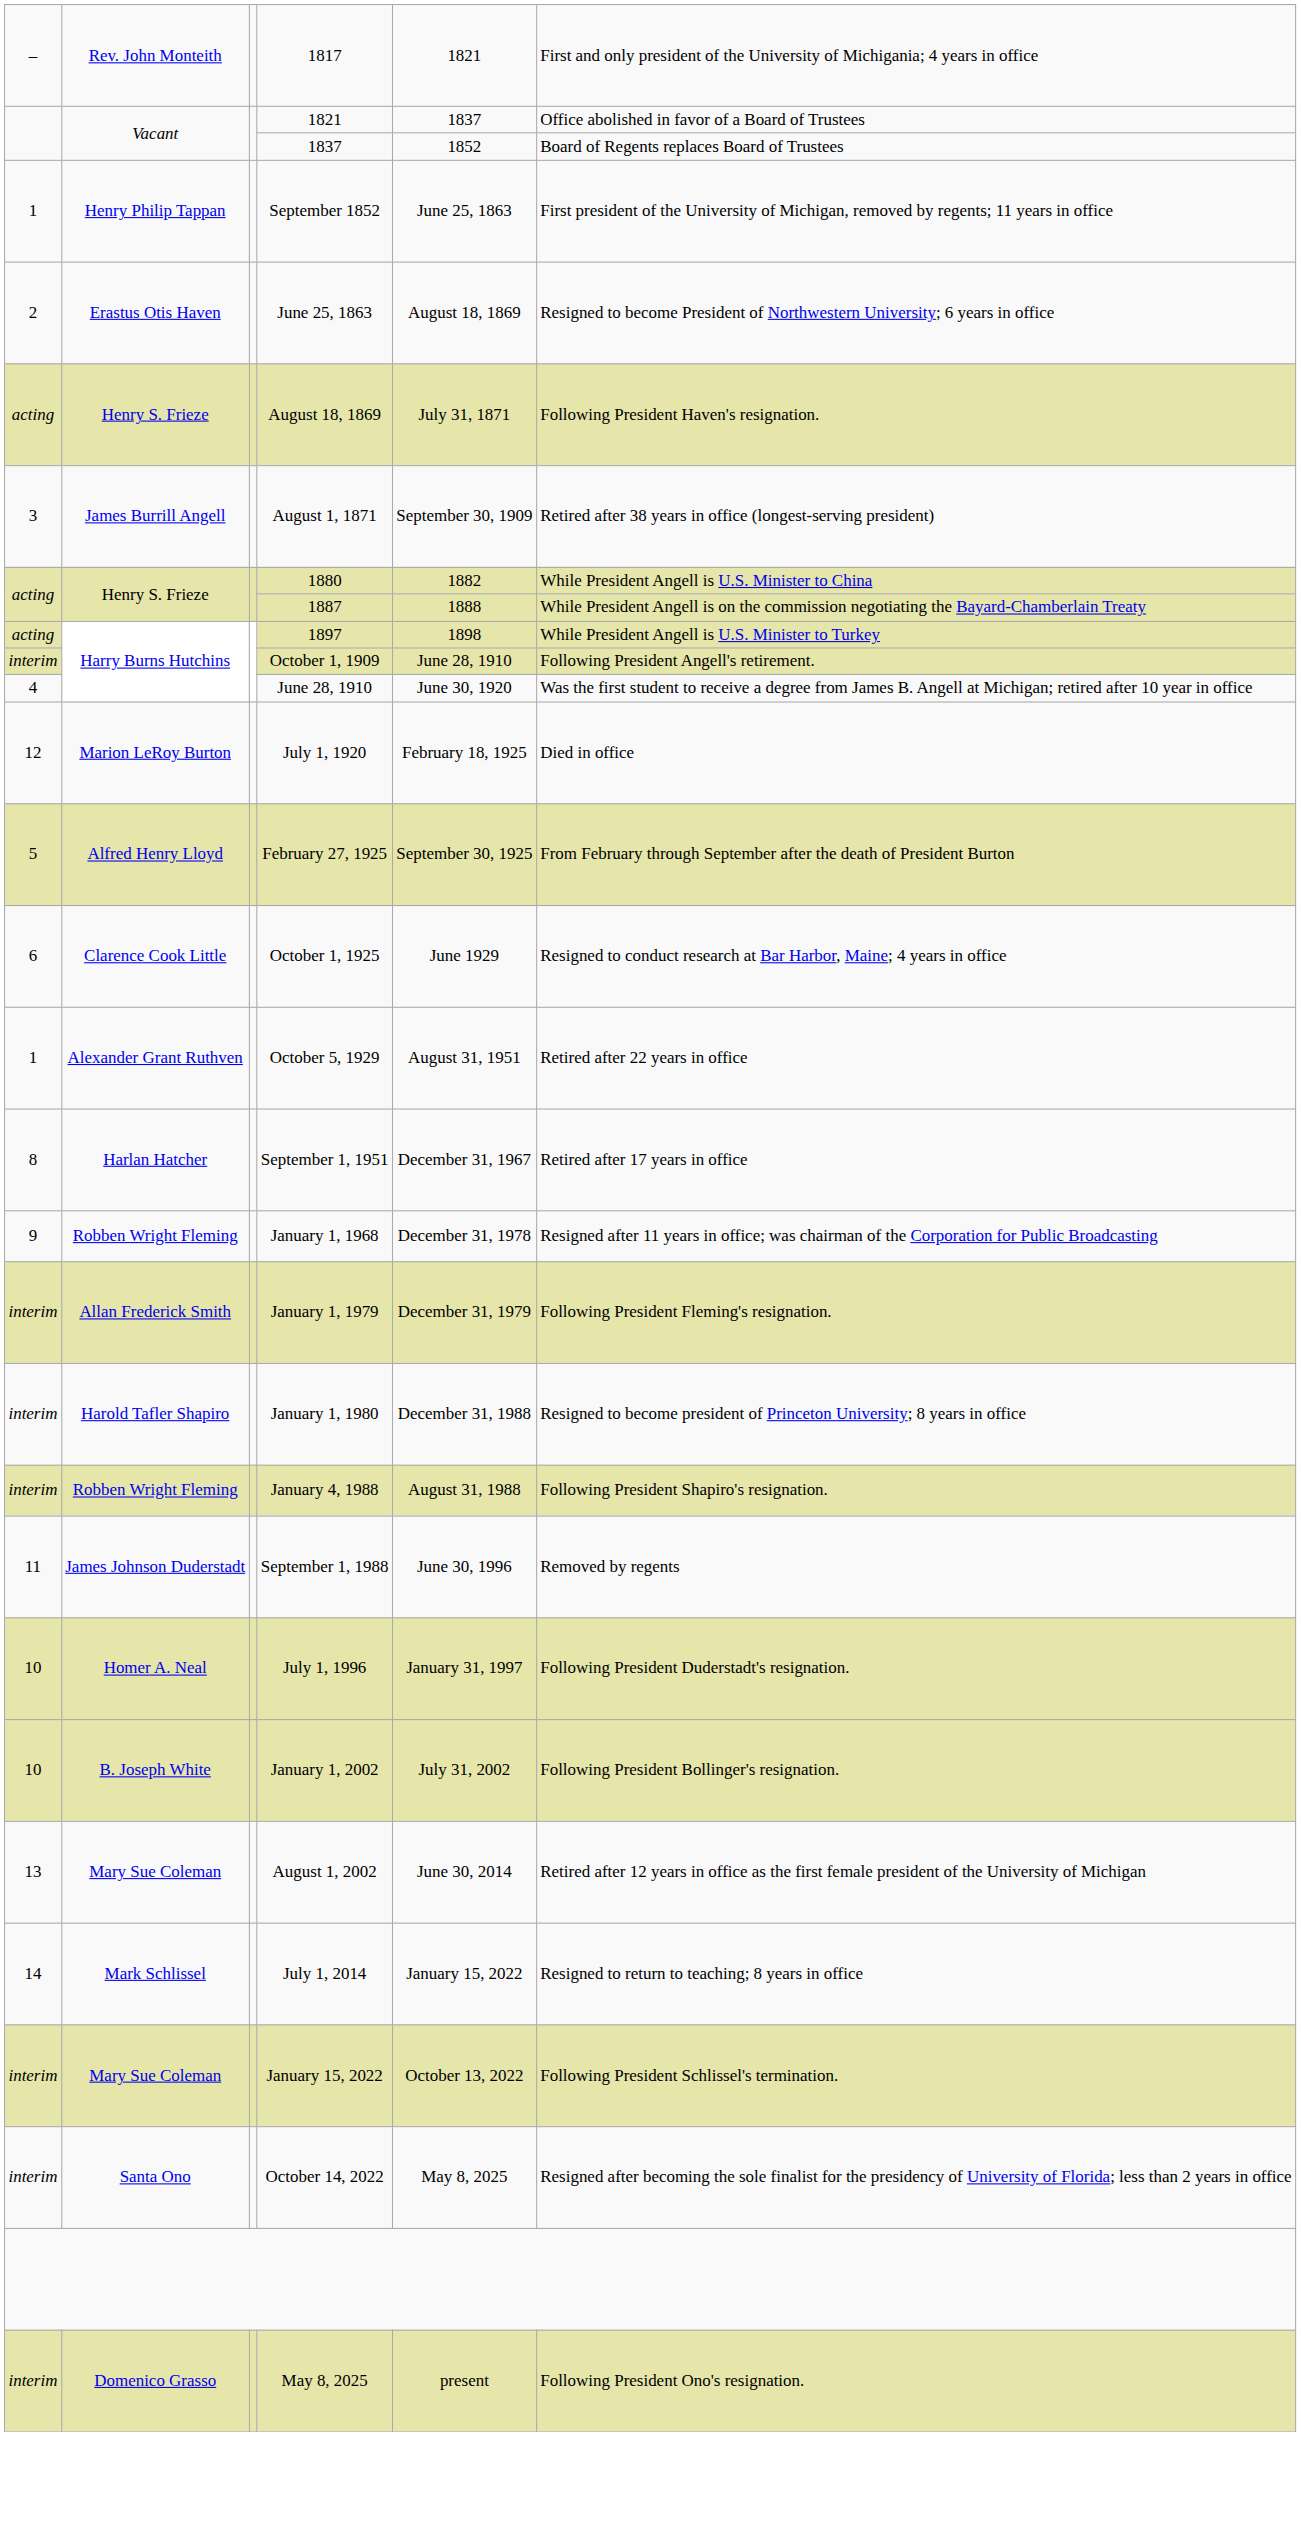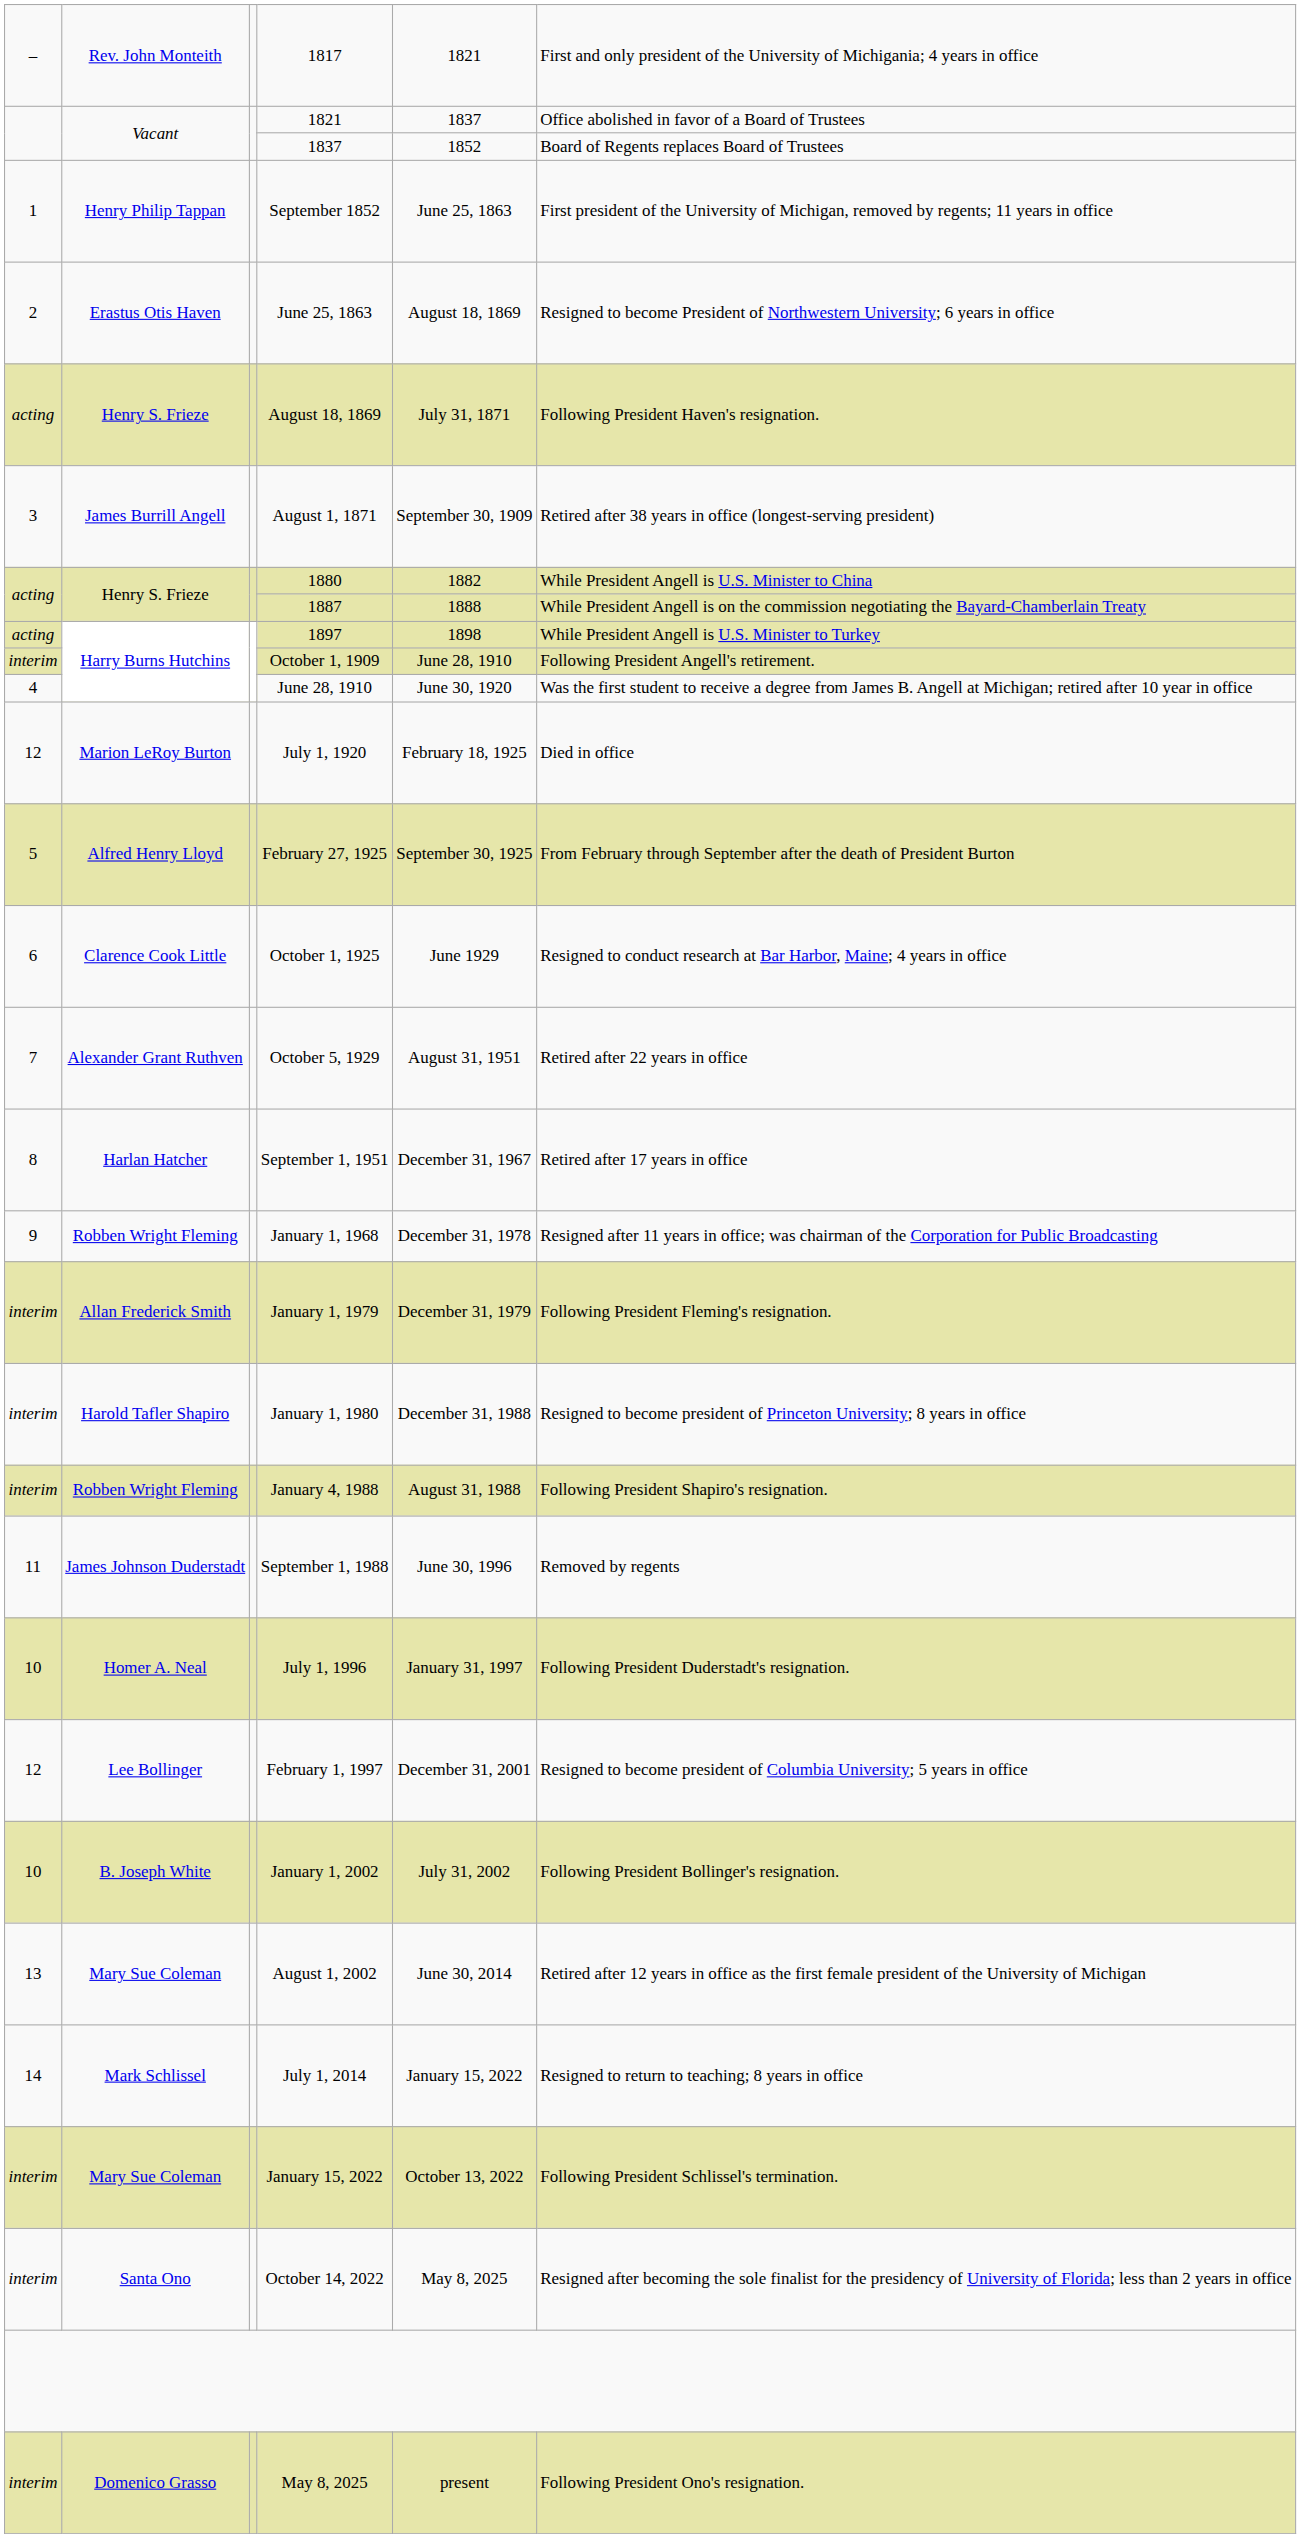(33, 1057) 1 -> (33, 1057) 7
+ row: (325, 1770)
